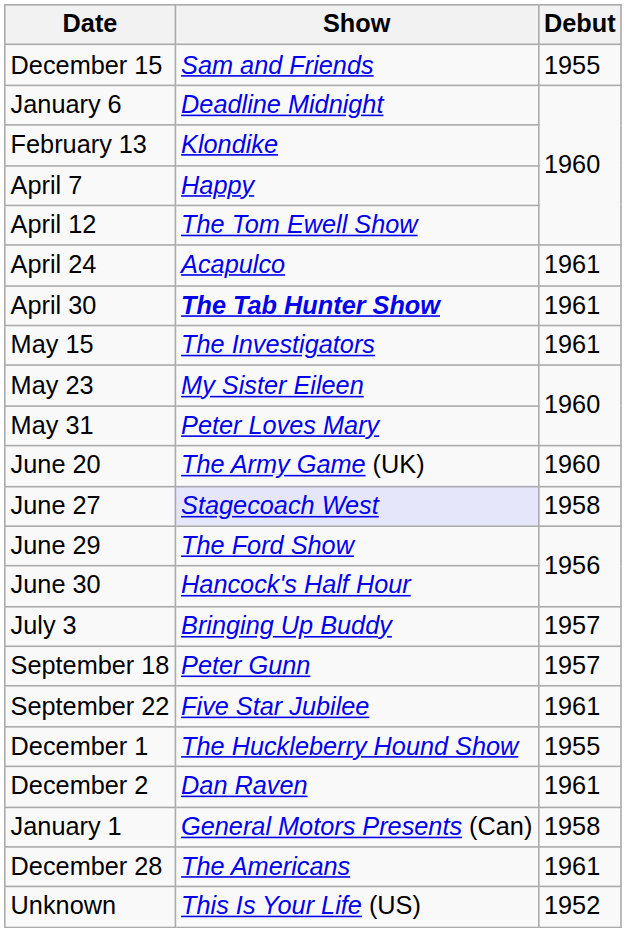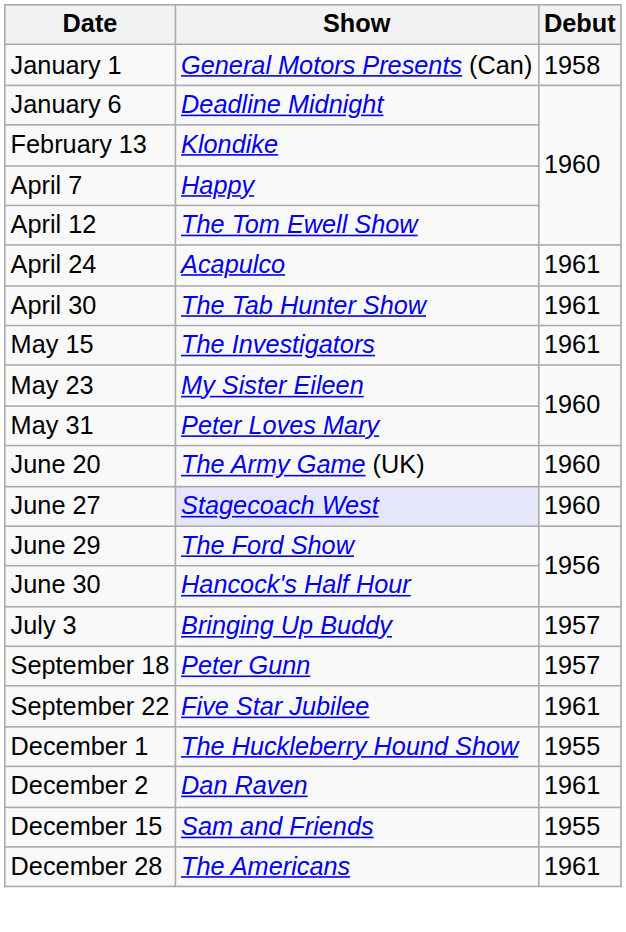rows swapped: (66, 826) <-> (86, 64)
(311, 305) bold -> (304, 305) normal
(572, 505) 1958 -> (572, 505) 1960
- row: (63, 906)
